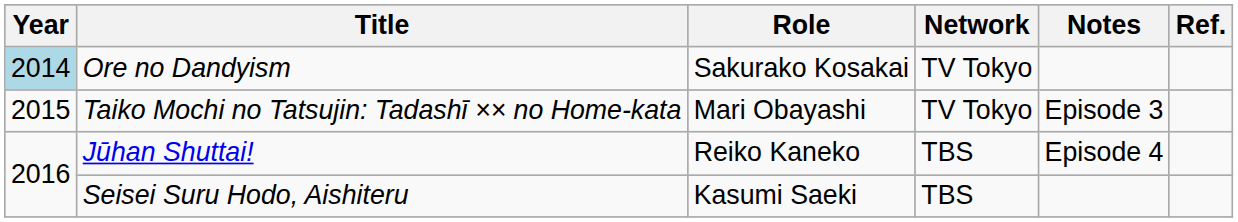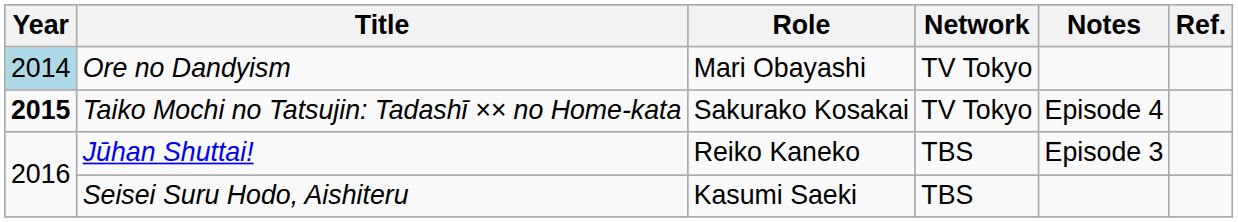(801, 68) Sakurako Kosakai -> (780, 68) Mari Obayashi
(41, 110) normal -> (41, 110) bold
(780, 110) Mari Obayashi -> (801, 110) Sakurako Kosakai
(1104, 110) Episode 3 -> (1104, 110) Episode 4
(1104, 152) Episode 4 -> (1104, 152) Episode 3
